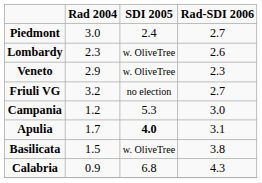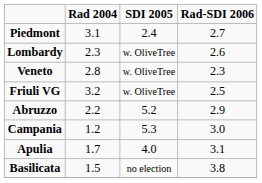(93, 33) 3.0 -> (93, 33) 3.1
(93, 71) 2.9 -> (93, 71) 2.8
(149, 92) no election -> (149, 92) w. OliveTree
(217, 91) 2.7 -> (217, 91) 2.5
+ row: (35, 110)
(149, 129) bold -> (149, 149) normal
(149, 149) w. OliveTree -> (149, 169) no election
- row: (35, 168)
